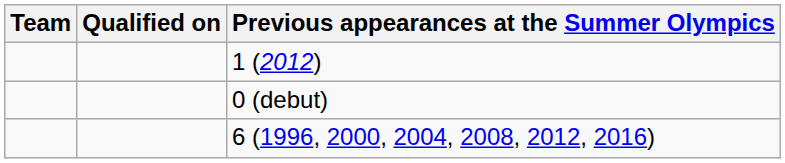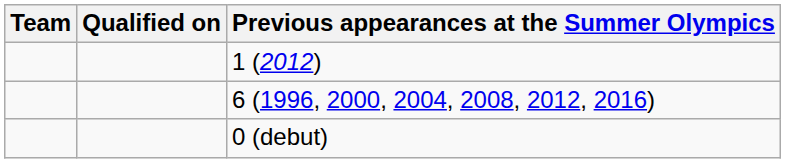rows swapped: (280, 99) <-> (444, 137)
